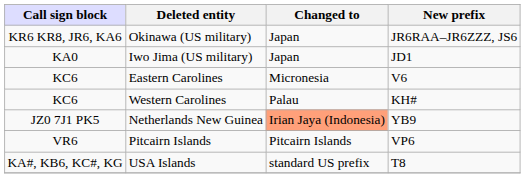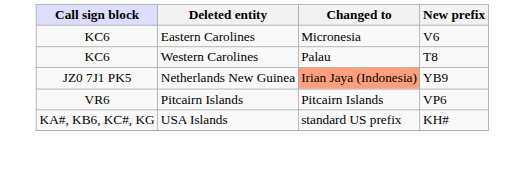- row: (190, 36)
- row: (191, 57)
(404, 99) KH# -> (430, 57) T8
(398, 162) T8 -> (436, 120) KH#
